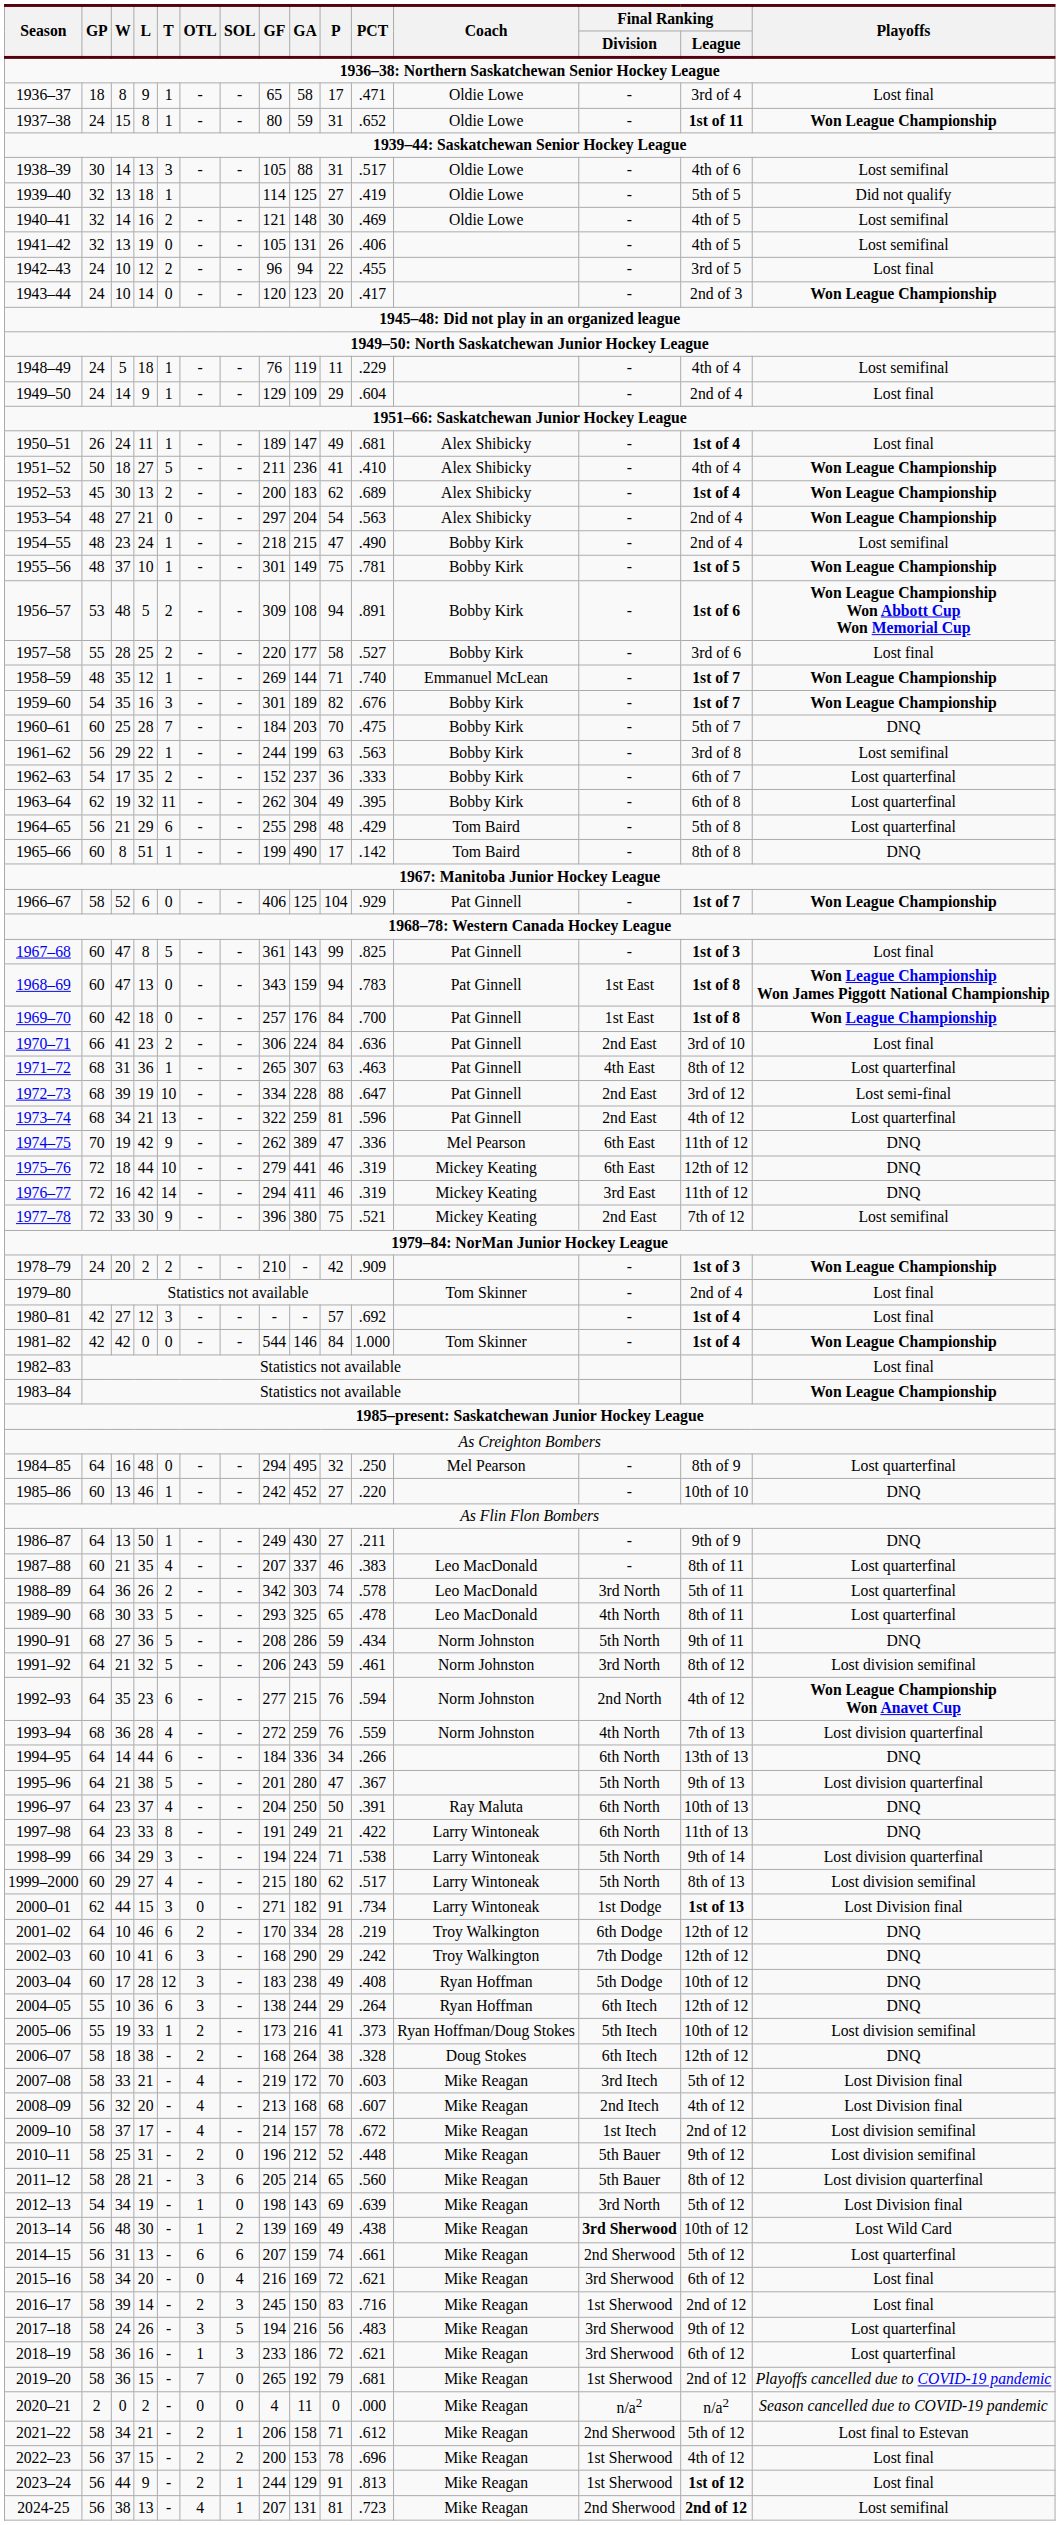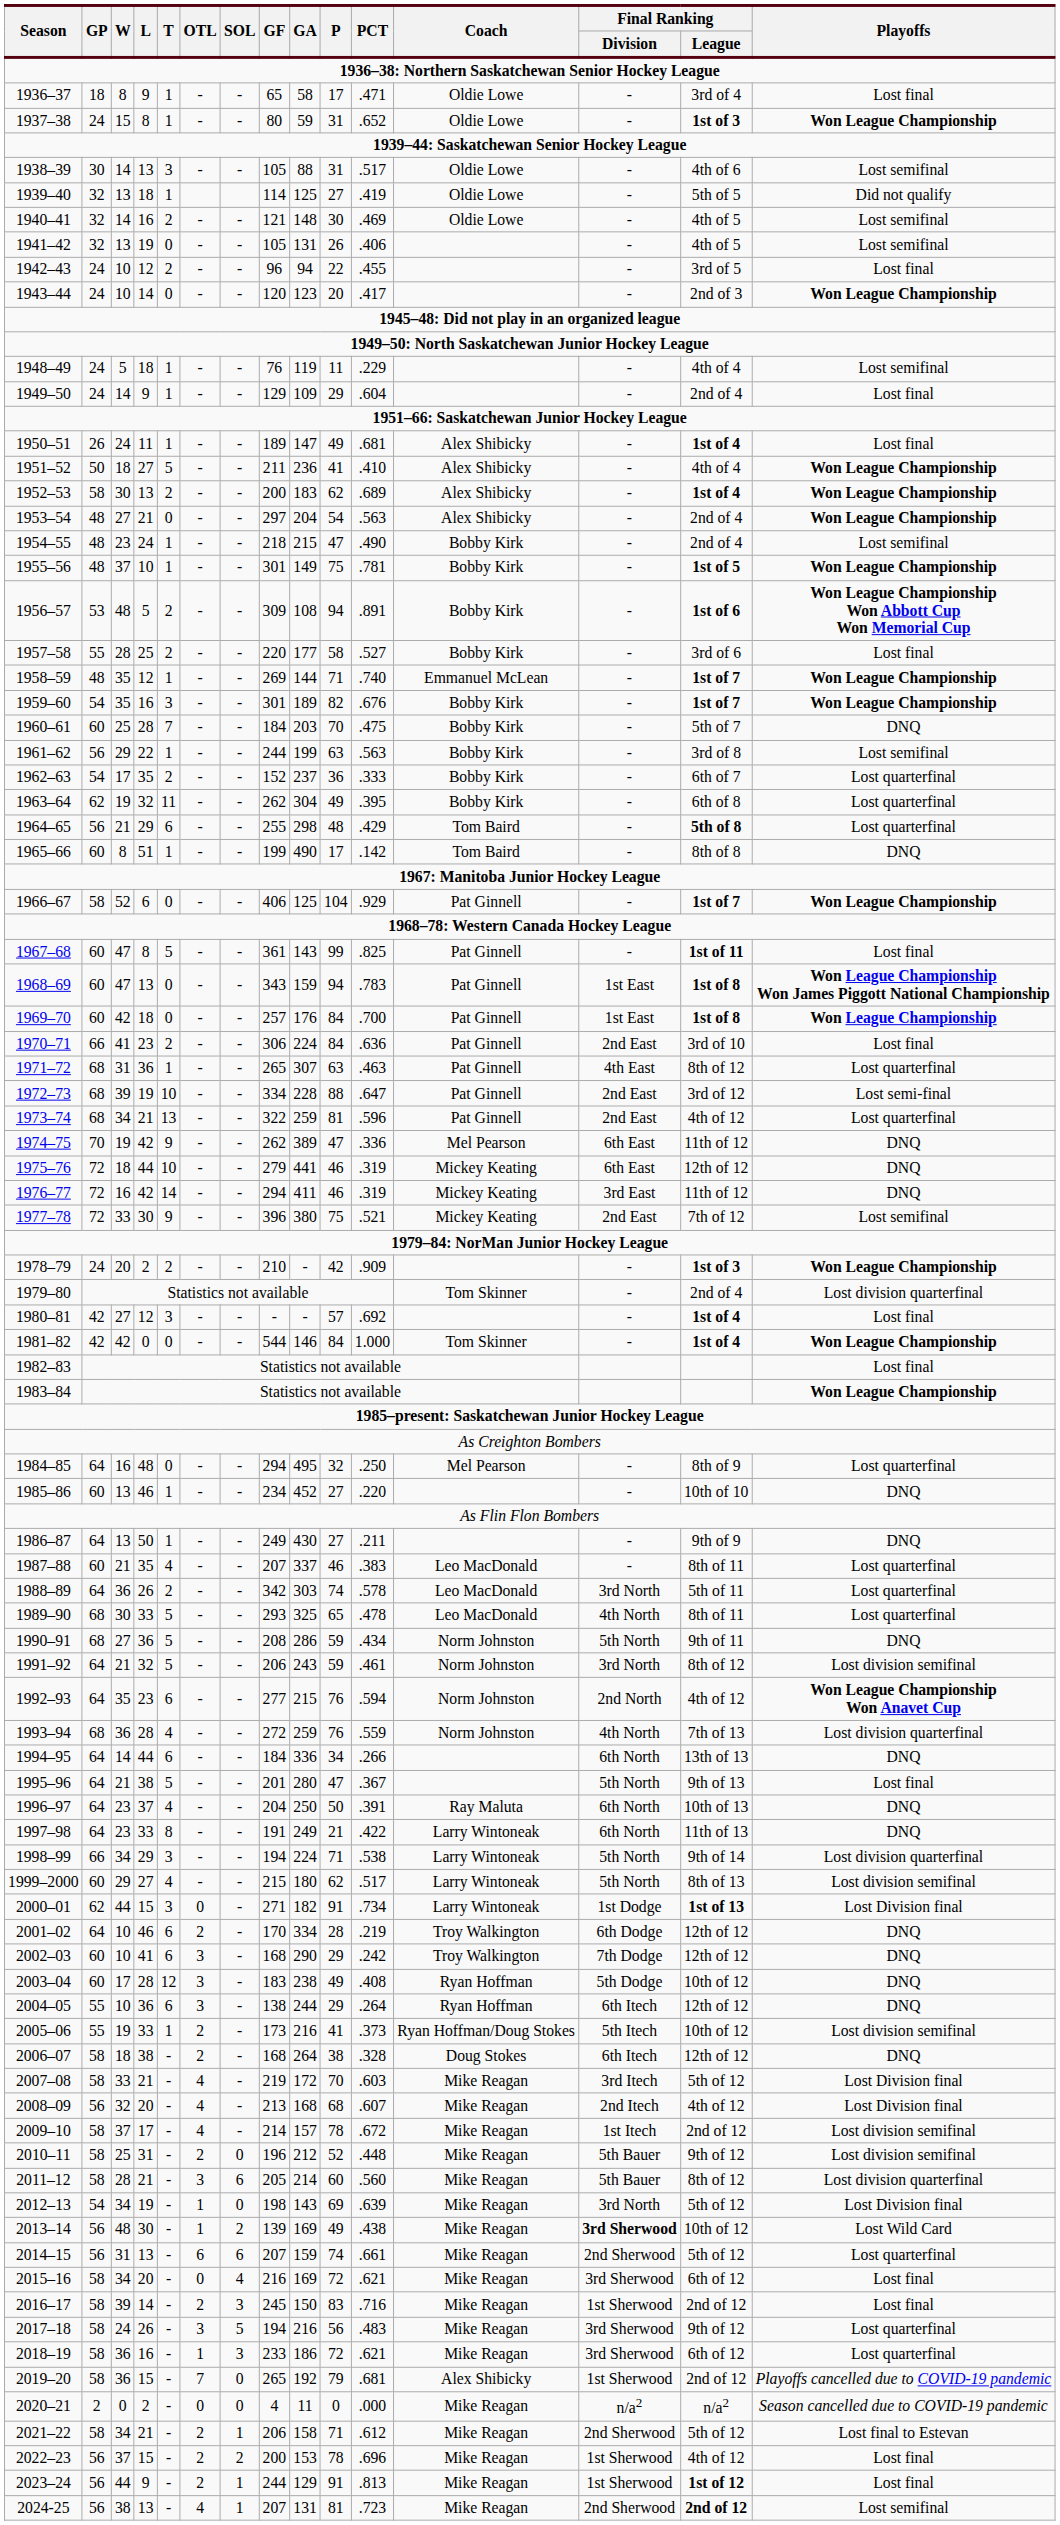(716, 120) 1st of 11 -> (716, 120) 1st of 3
(97, 493) 45 -> (97, 493) 58
(716, 827) normal -> (716, 827) bold
(716, 951) 1st of 3 -> (716, 951) 1st of 11
(903, 1292) Lost final -> (903, 1292) Lost division quarterfinal
(274, 1491) 242 -> (274, 1491) 234
(903, 1782) Lost division quarterfinal -> (903, 1782) Lost final
(336, 2180) 65 -> (336, 2180) 60
(486, 2379) Mike Reagan -> (486, 2379) Alex Shibicky
